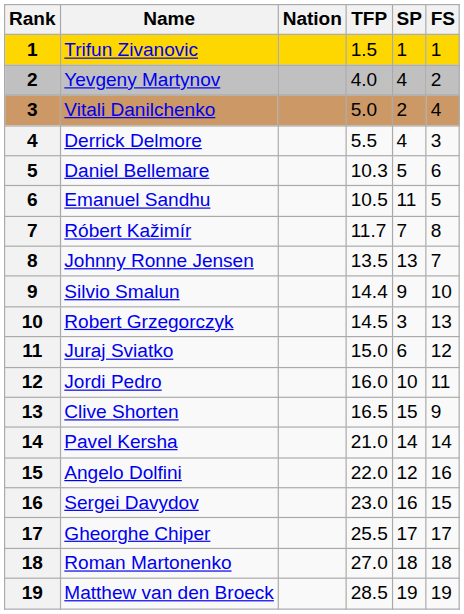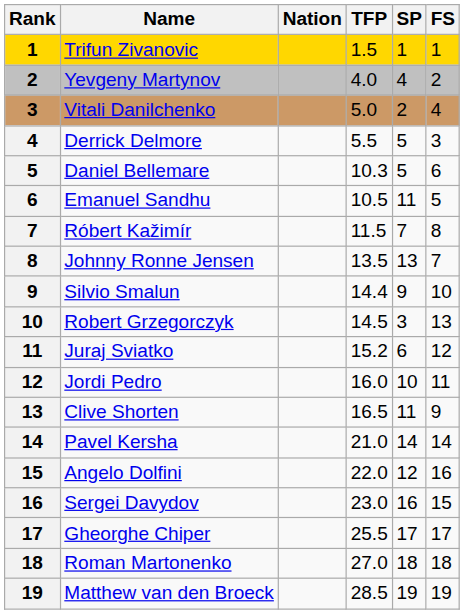(402, 140) 4 -> (402, 140) 5
(368, 230) 11.7 -> (368, 230) 11.5
(369, 351) 15.0 -> (369, 351) 15.2
(407, 412) 15 -> (406, 412) 11
